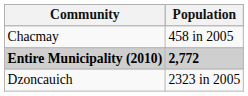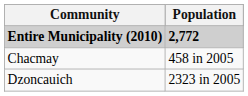rows swapped: (85, 58) <-> (33, 36)
